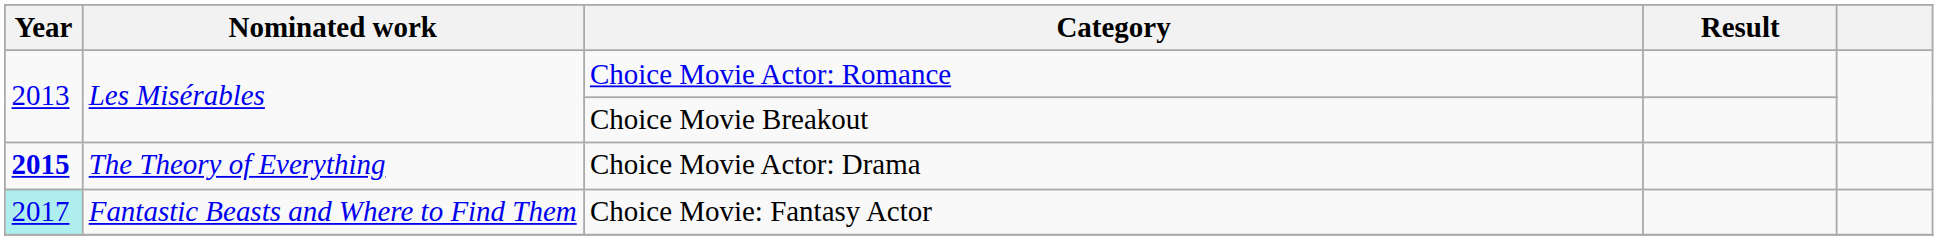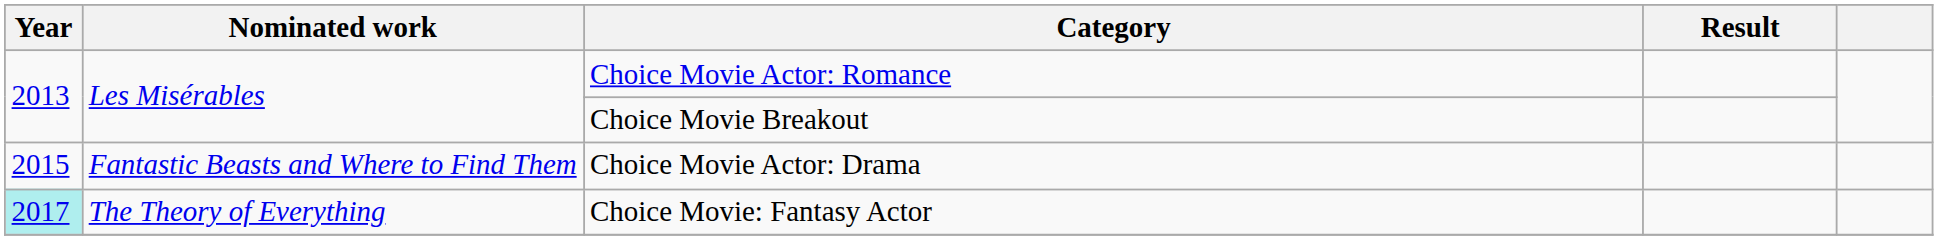(41, 165) bold -> (41, 165) normal
(237, 165) The Theory of Everything -> (333, 165) Fantastic Beasts and Where to Find Them
(333, 211) Fantastic Beasts and Where to Find Them -> (237, 211) The Theory of Everything
